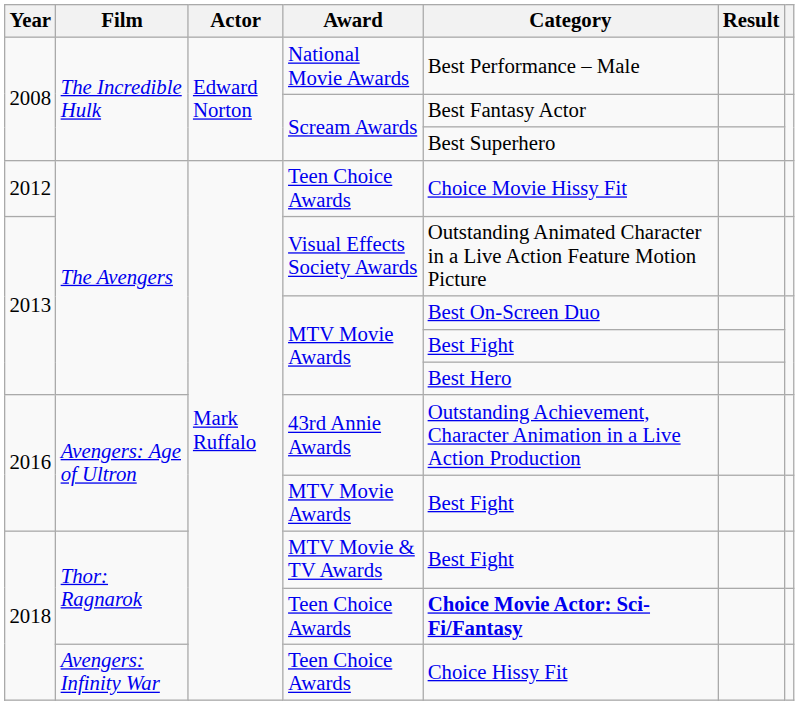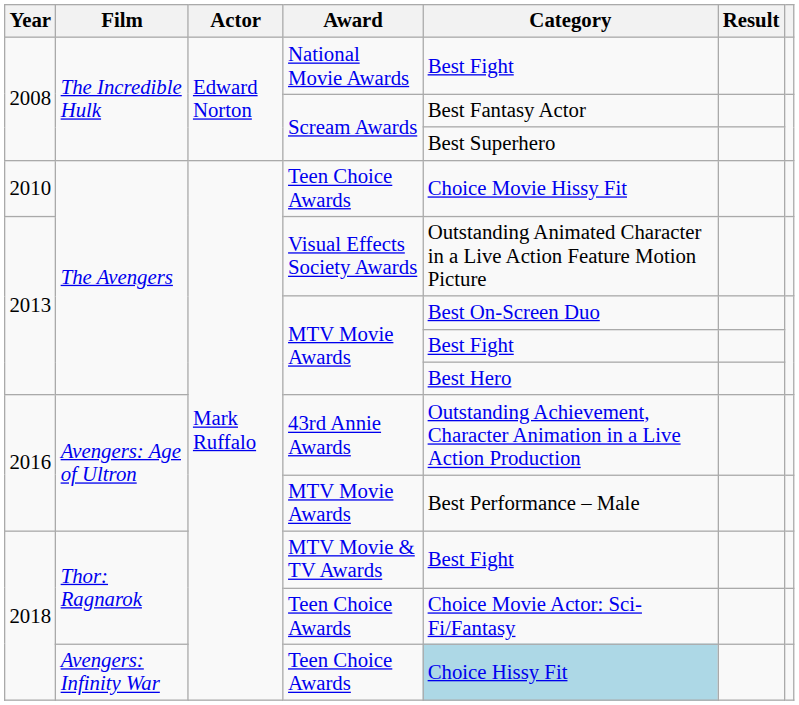(534, 65) Best Performance – Male -> (471, 65) Best Fight
(30, 188) 2012 -> (30, 188) 2010
(471, 502) Best Fight -> (534, 502) Best Performance – Male
(539, 615) bold -> (535, 615) normal
(498, 672) no background -> (498, 672) lightblue background
